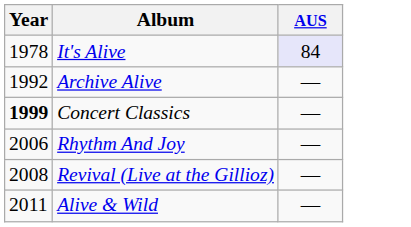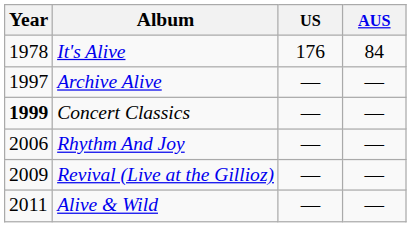+ column: (310, 21)
(310, 50) lavender background -> (374, 50) no background
(29, 81) 1992 -> (29, 81) 1997
(29, 174) 2008 -> (29, 174) 2009
